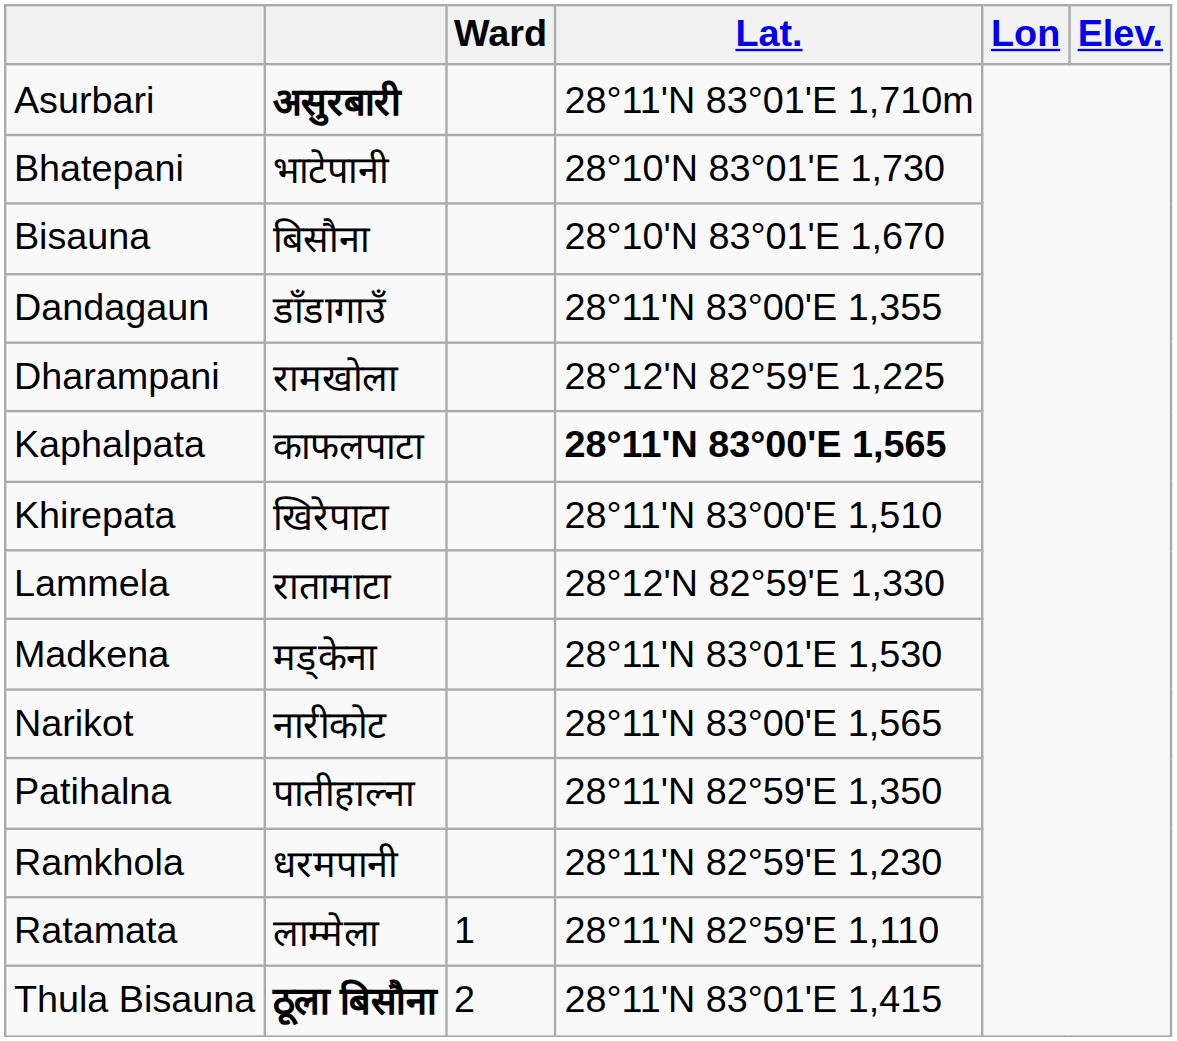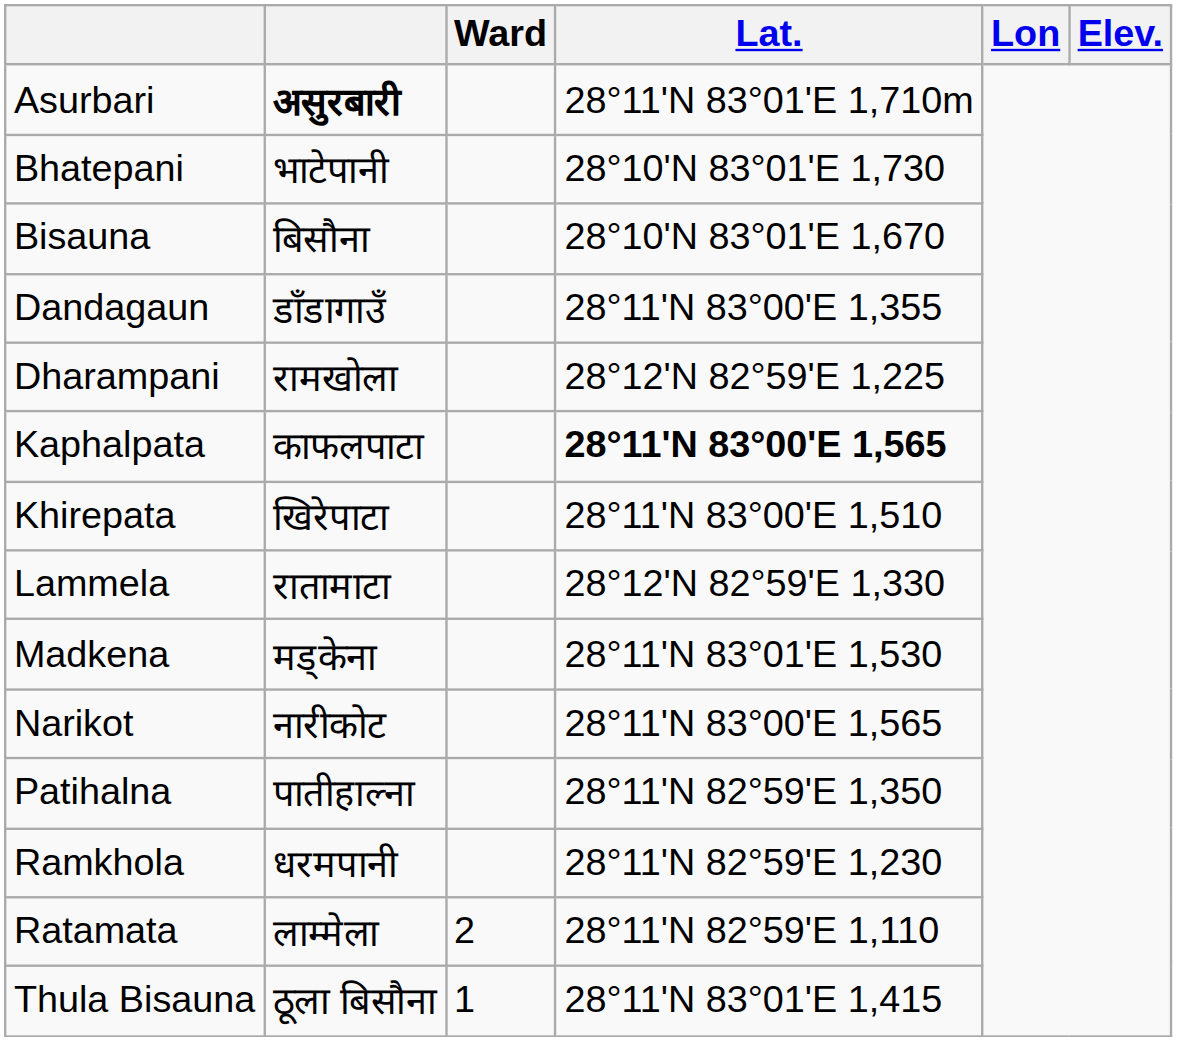(465, 930) 1 -> (465, 930) 2
(355, 1002) bold -> (355, 1002) normal
(465, 1000) 2 -> (465, 1000) 1
